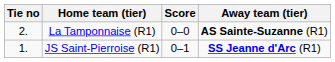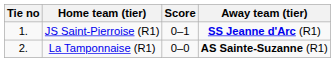rows swapped: (102, 48) <-> (102, 31)
